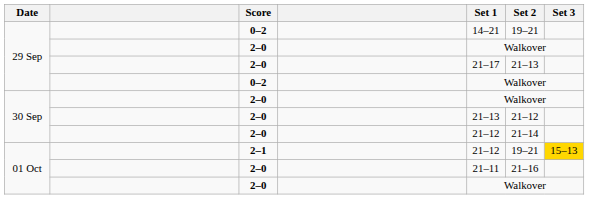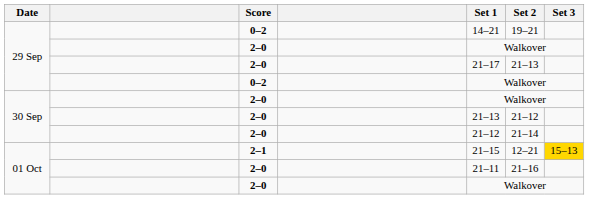(486, 151) 21–12 -> (486, 151) 21–15
(525, 151) 19–21 -> (525, 151) 12–21
